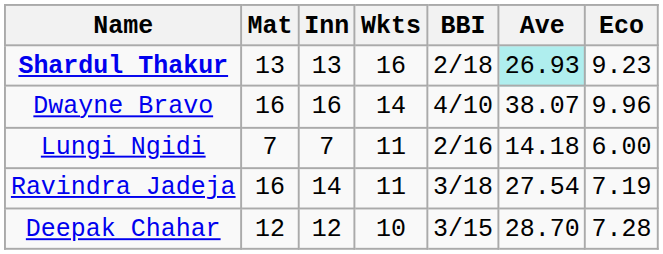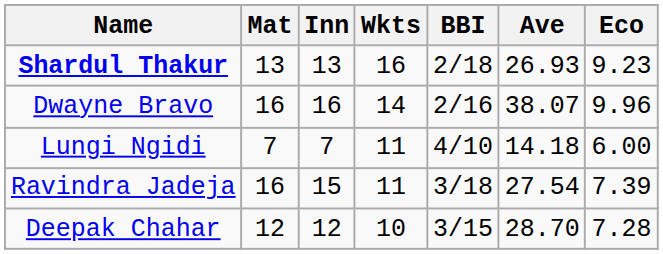(542, 66) paleturquoise background -> (542, 66) no background
(463, 107) 4/10 -> (463, 107) 2/16
(463, 147) 2/16 -> (463, 147) 4/10
(327, 188) 14 -> (327, 188) 15
(622, 188) 7.19 -> (622, 188) 7.39
